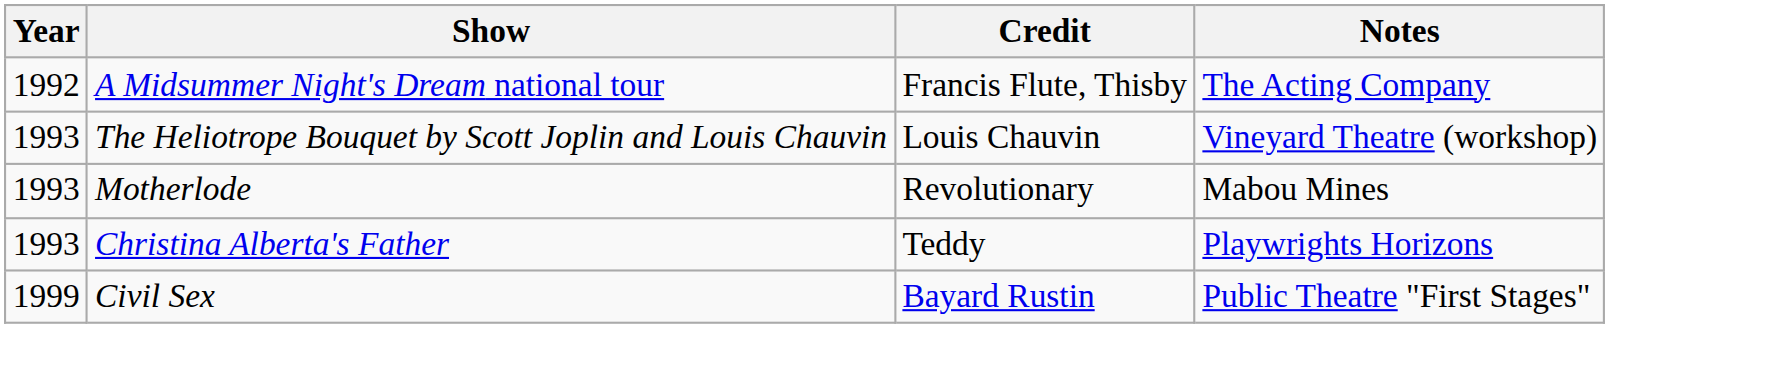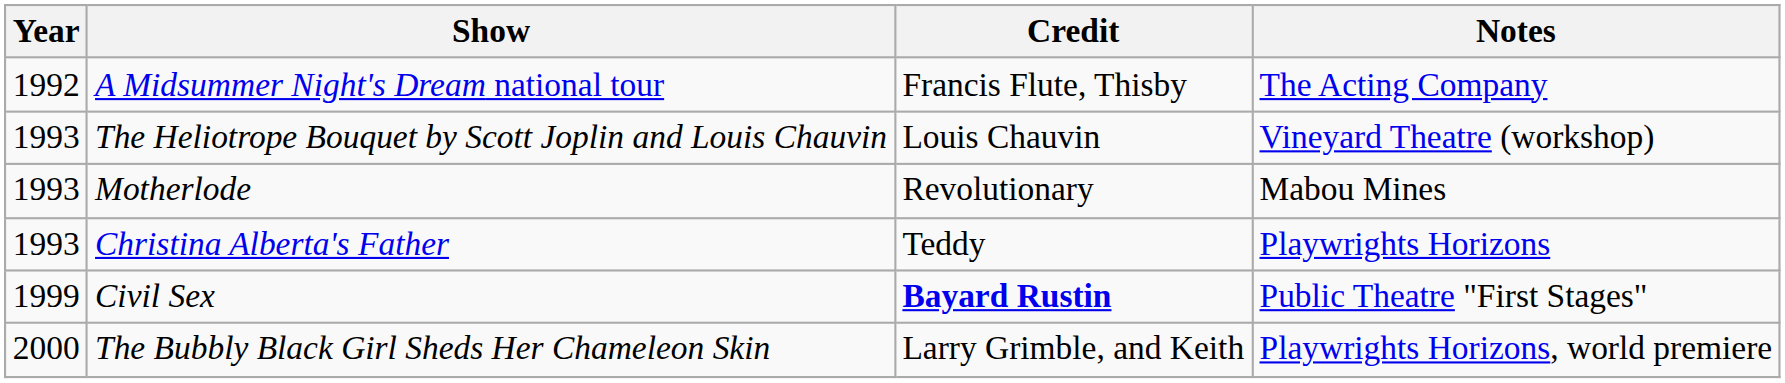(999, 296) normal -> (1007, 296) bold
+ row: (433, 349)
